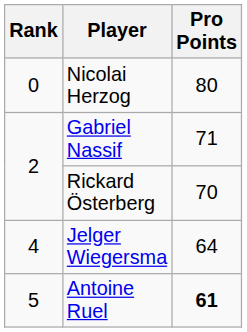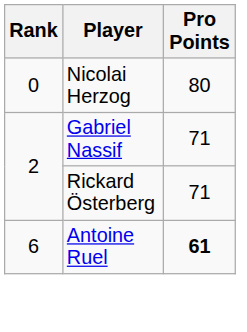(207, 192) 70 -> (200, 192) 71
- row: (117, 246)
(33, 300) 5 -> (33, 246) 6
